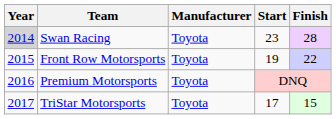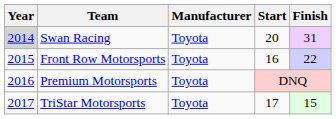(272, 37) 23 -> (272, 37) 20
(310, 37) 28 -> (310, 37) 31
(272, 59) 19 -> (272, 59) 16
